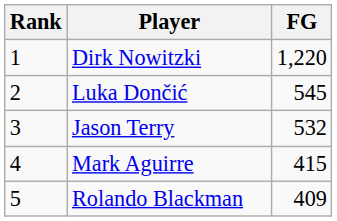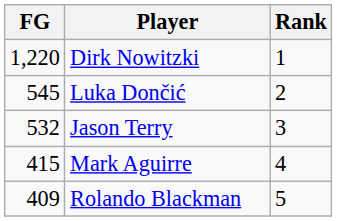columns swapped: (36, 22) <-> (302, 22)
